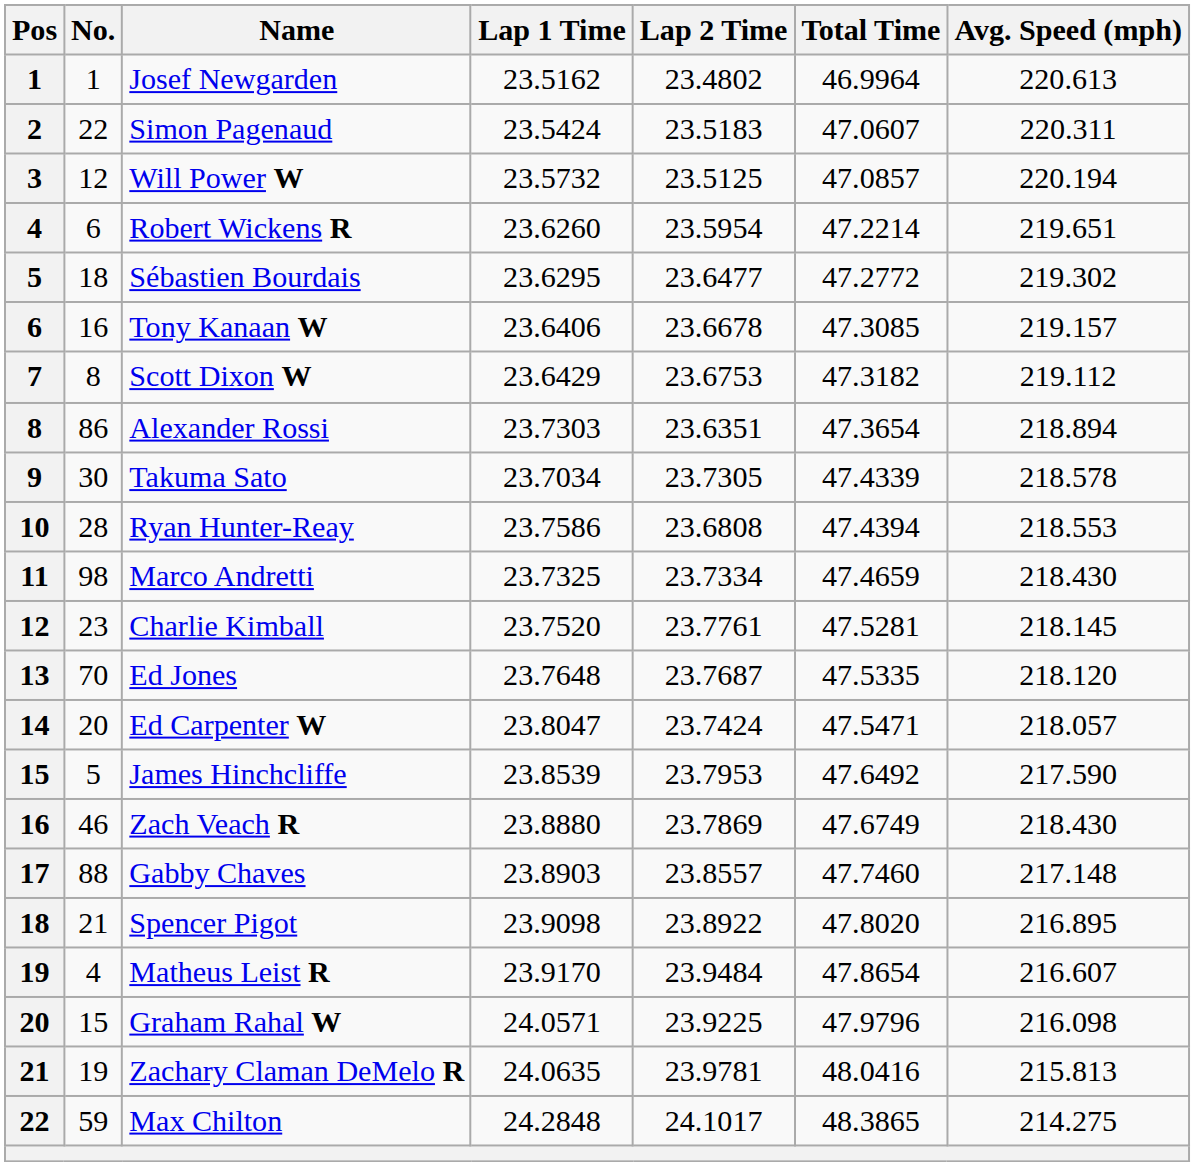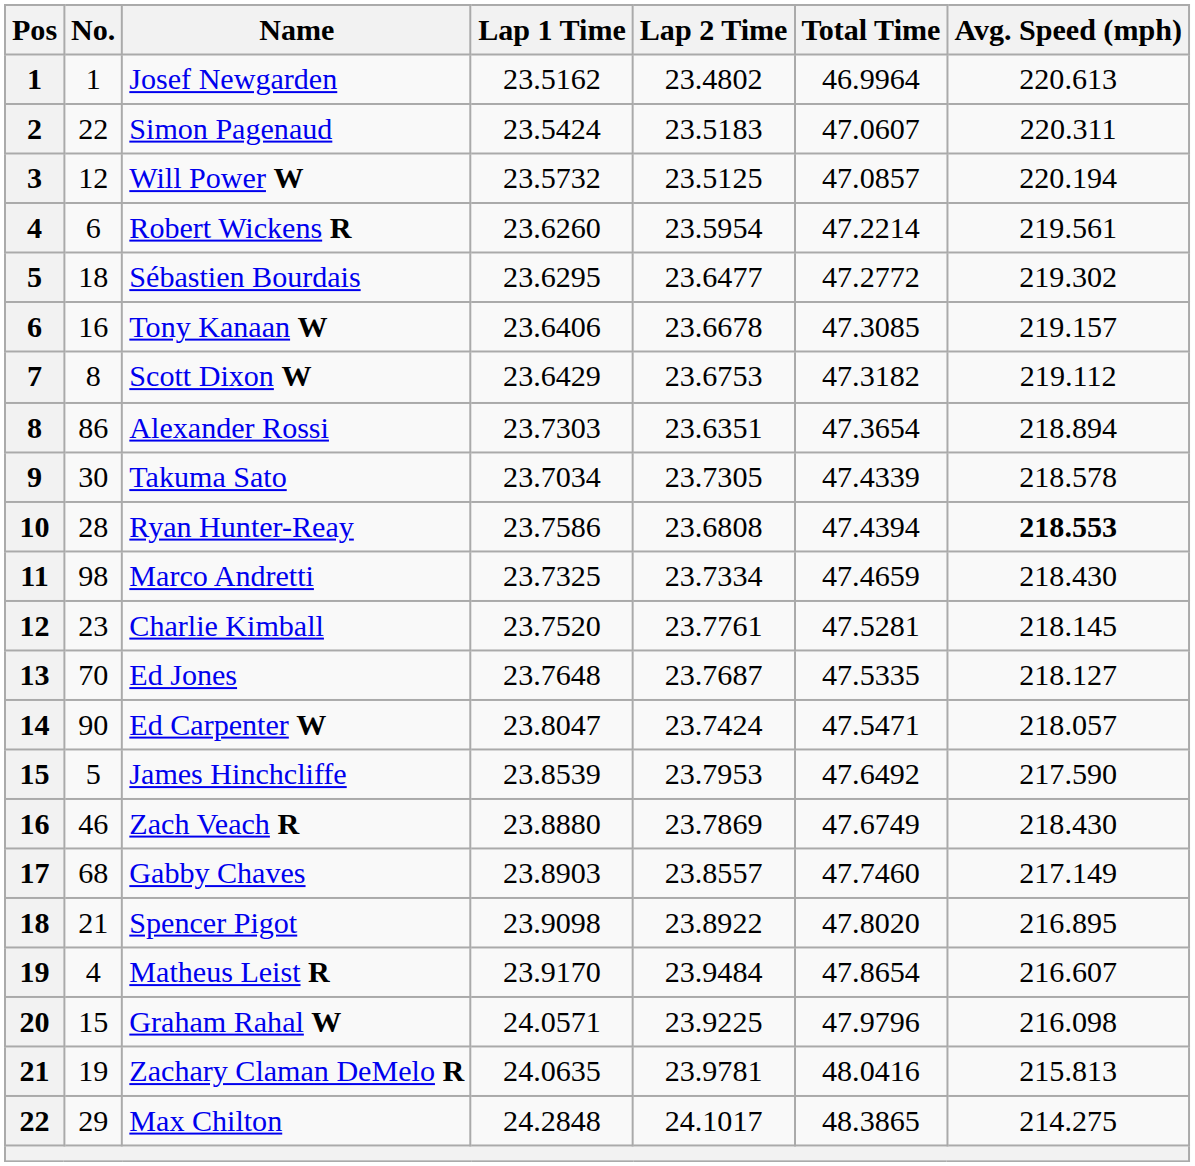(1068, 227) 219.651 -> (1068, 227) 219.561
(1068, 525) normal -> (1068, 525) bold
(1068, 674) 218.120 -> (1068, 674) 218.127
(93, 724) 20 -> (93, 724) 90
(93, 873) 88 -> (93, 873) 68
(1068, 873) 217.148 -> (1068, 873) 217.149
(93, 1121) 59 -> (93, 1121) 29
